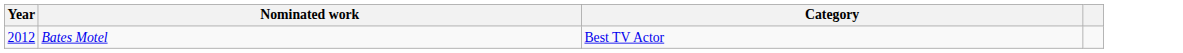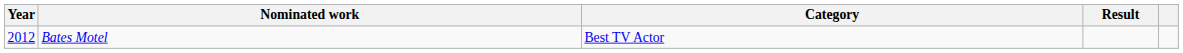+ column: (1121, 15)
